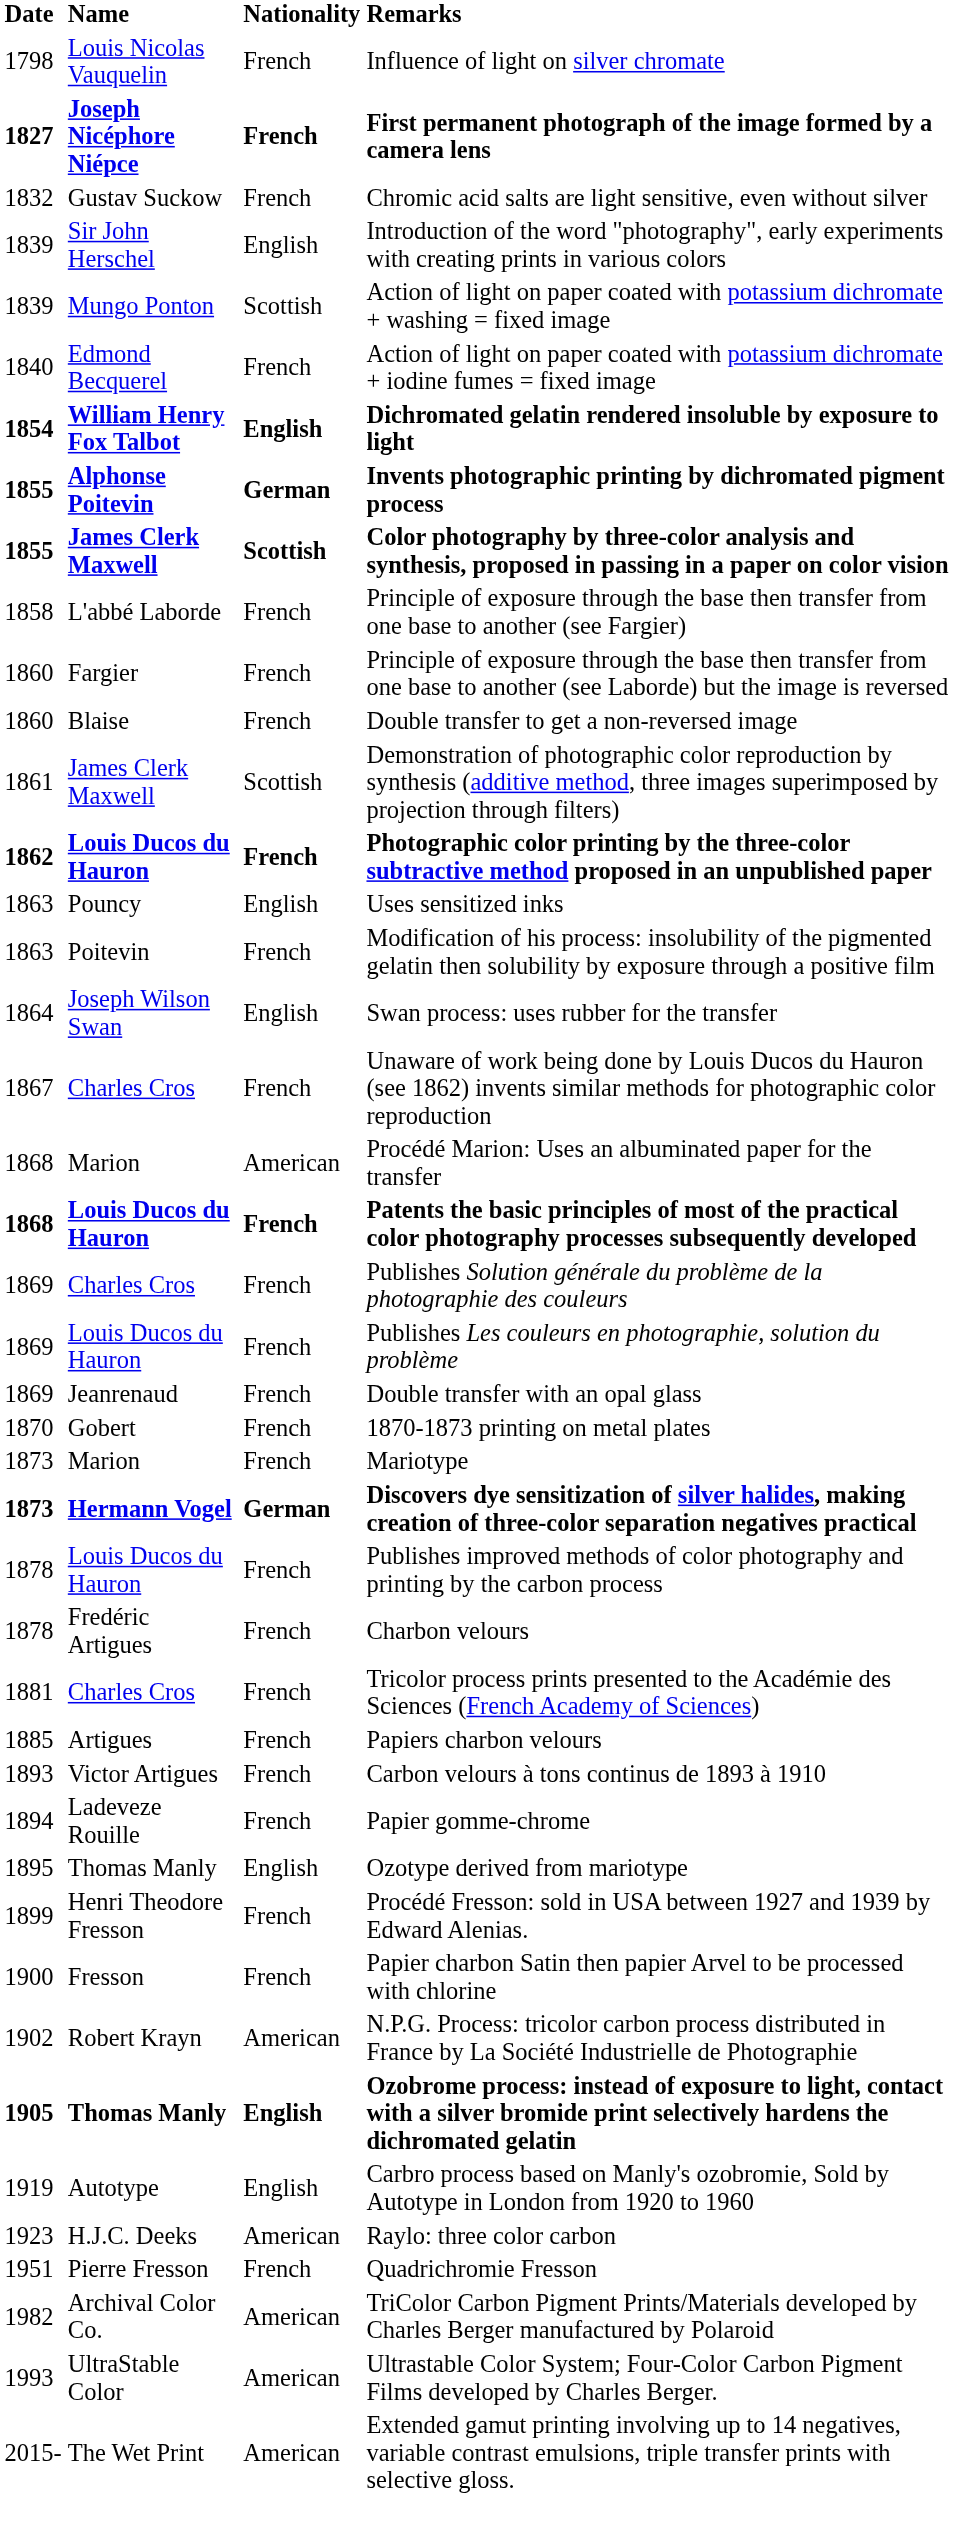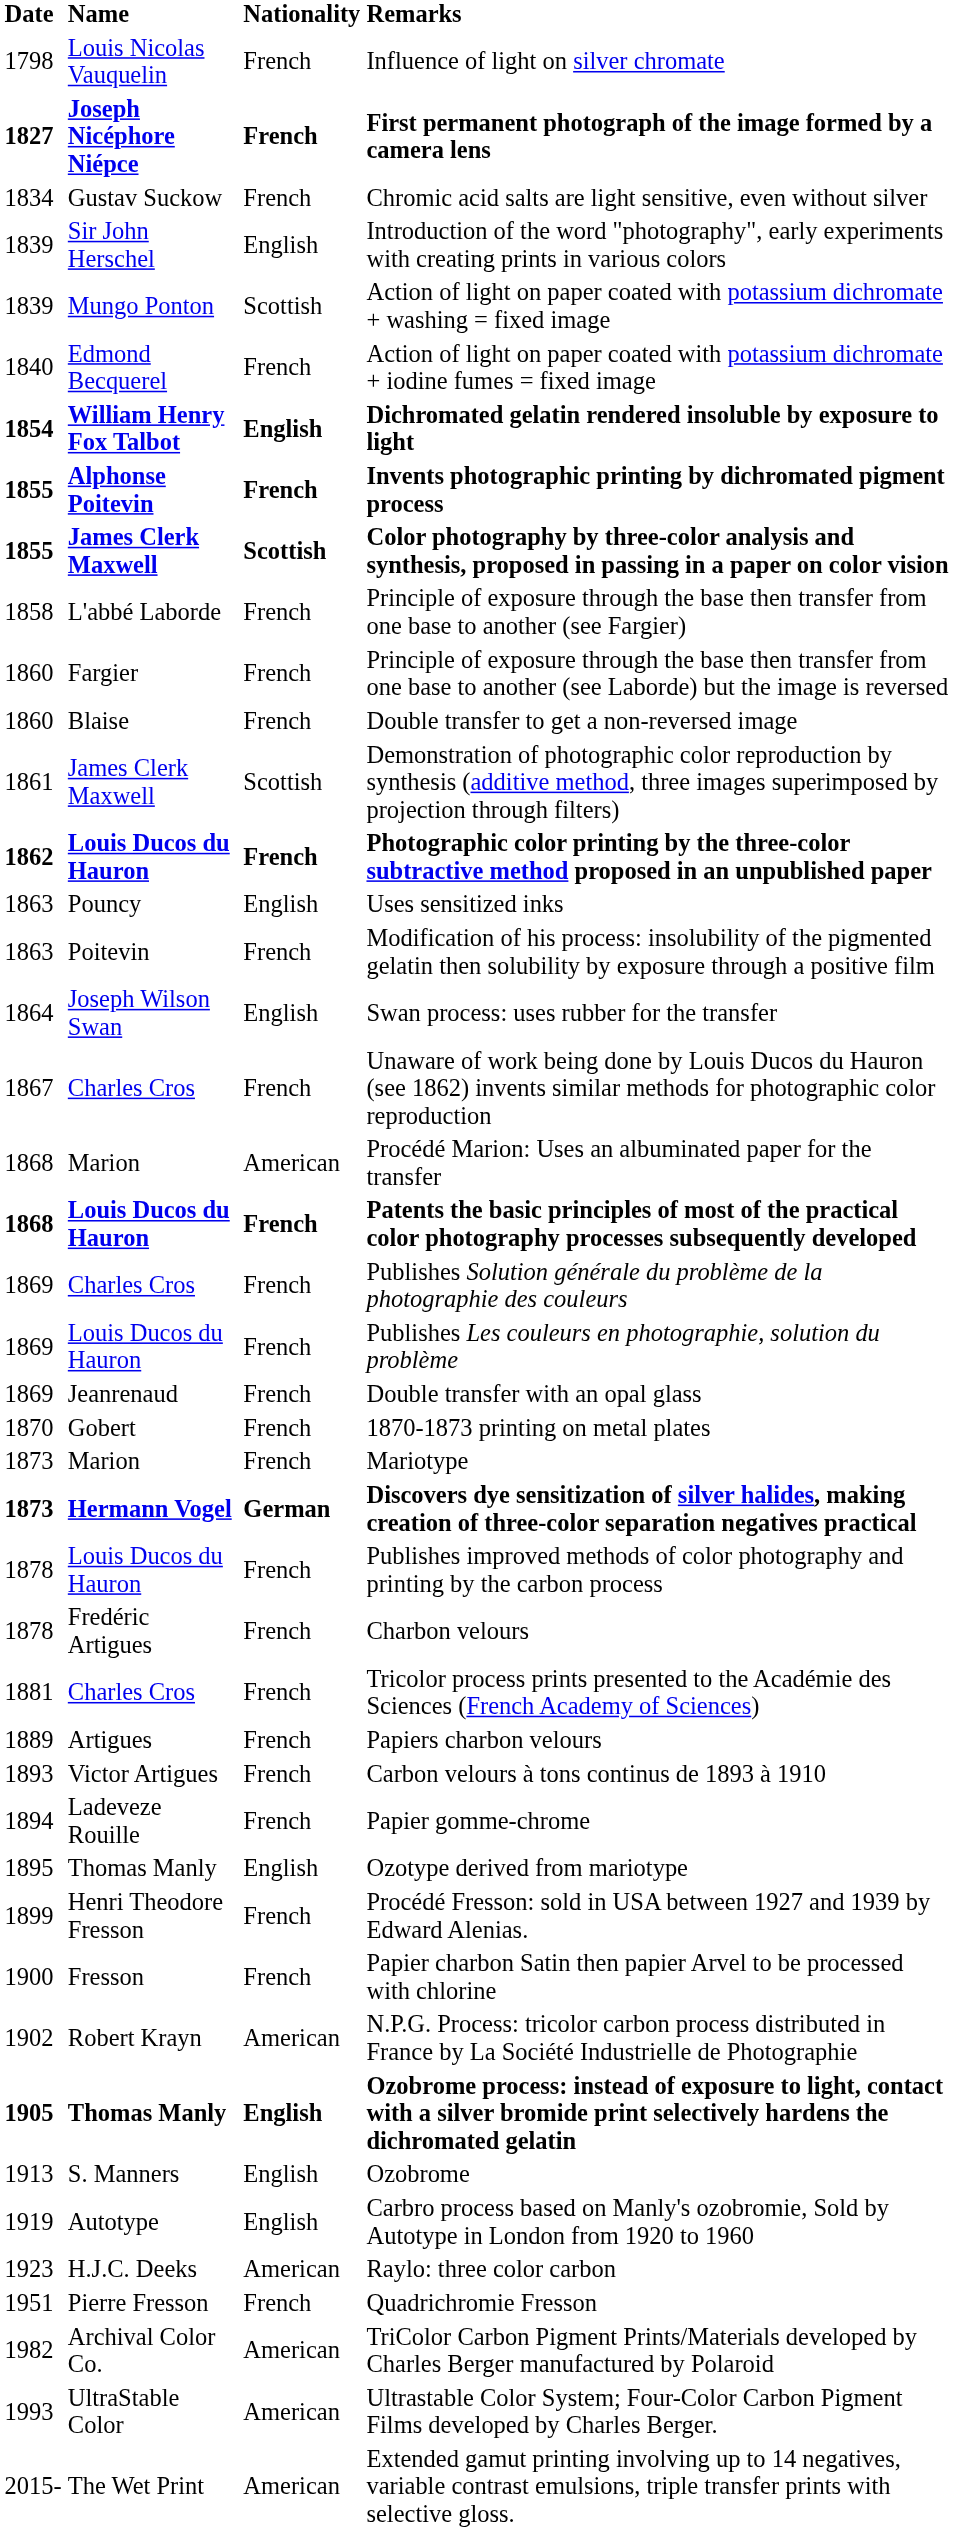(29, 197) 1832 -> (29, 197) 1834
(287, 489) German -> (281, 489) French
(29, 1739) 1885 -> (29, 1739) 1889
+ row: (418, 2174)
